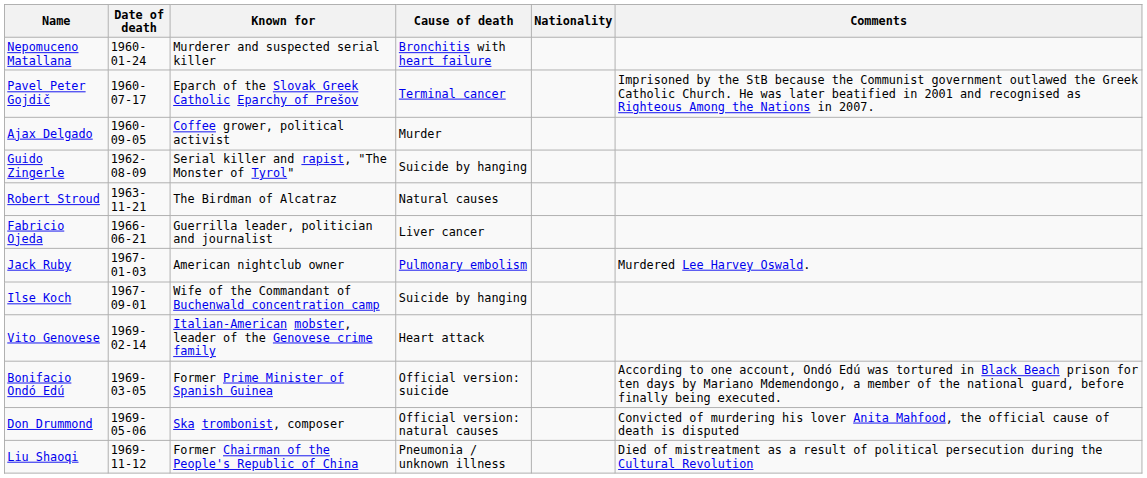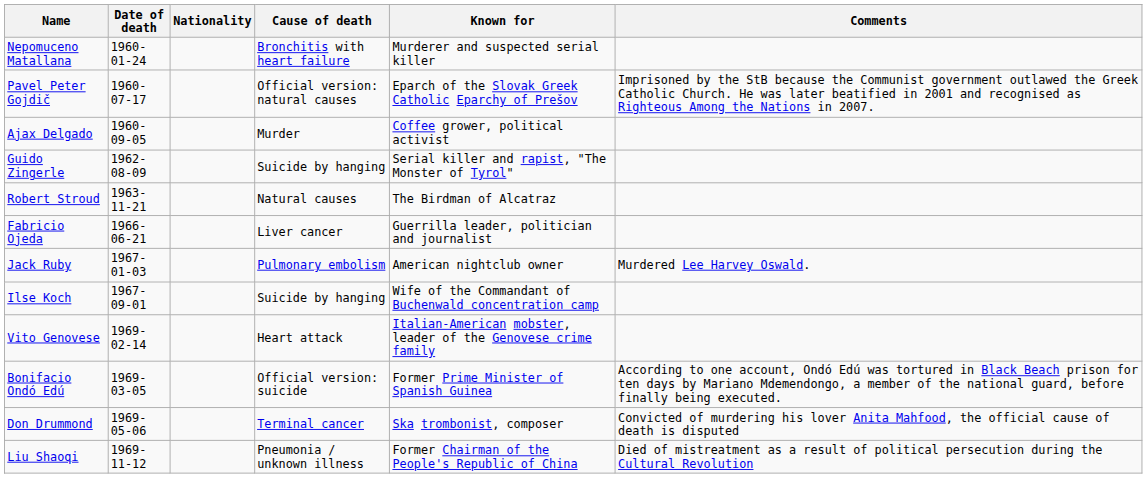columns swapped: (573, 21) <-> (283, 21)
(452, 94) Terminal cancer -> (318, 94) Official version: natural causes
(459, 424) Official version: natural causes -> (311, 424) Terminal cancer
